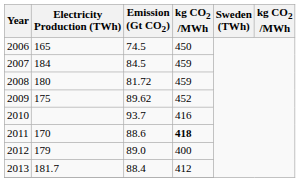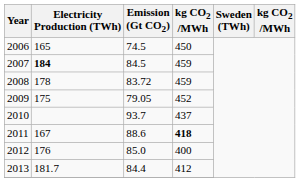(42, 63) normal -> (42, 63) bold
(42, 81) 180 -> (42, 81) 178
(139, 81) 81.72 -> (139, 81) 83.72
(139, 98) 89.62 -> (139, 98) 79.05
(183, 116) 416 -> (183, 116) 437
(42, 133) 170 -> (42, 133) 167
(42, 151) 179 -> (42, 151) 176
(136, 151) 89.0 -> (136, 151) 85.0
(136, 168) 88.4 -> (136, 168) 84.4
